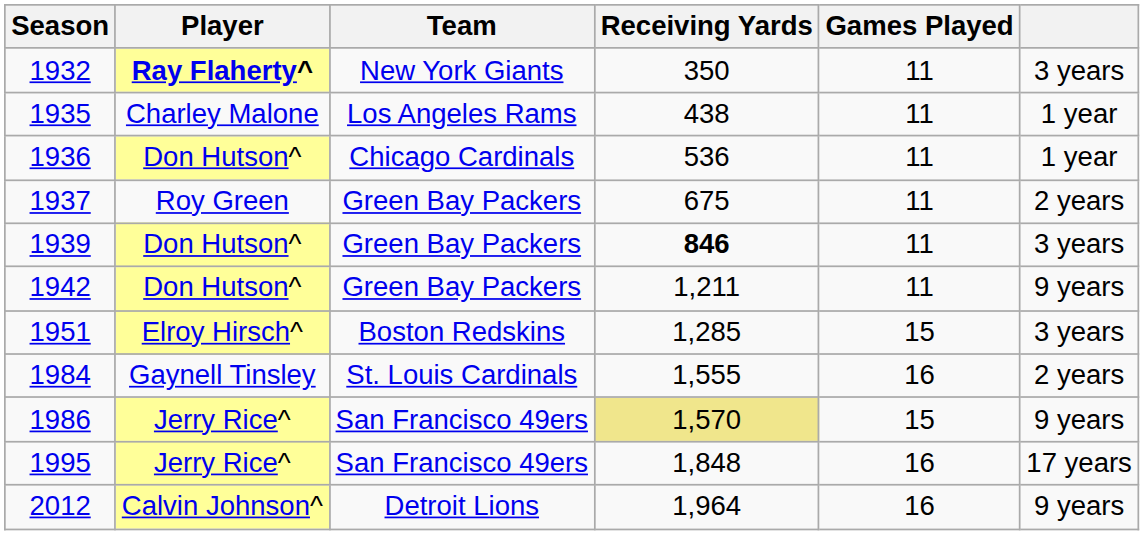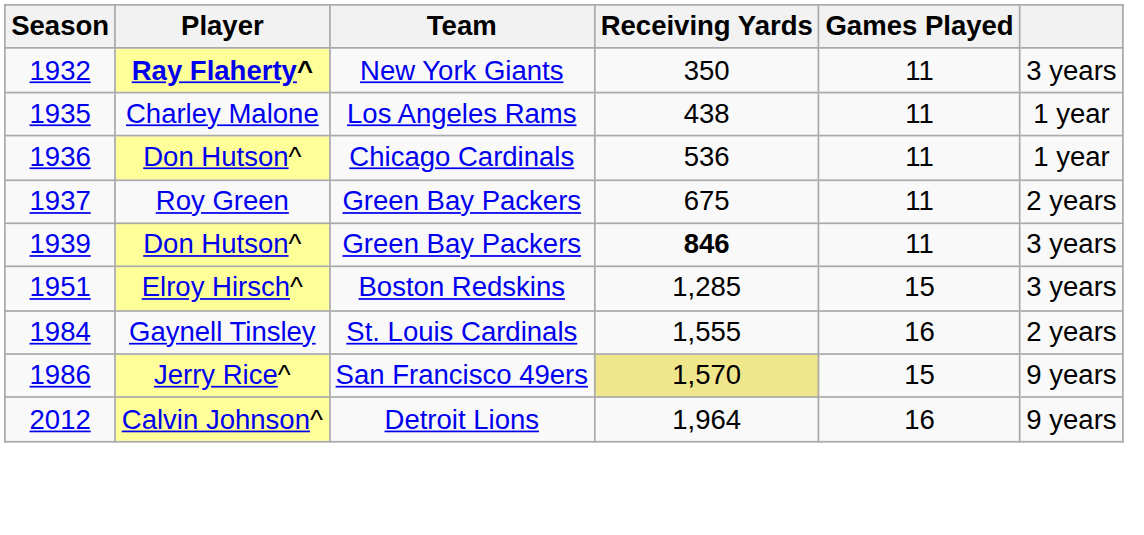- row: (60, 288)
- row: (60, 462)
